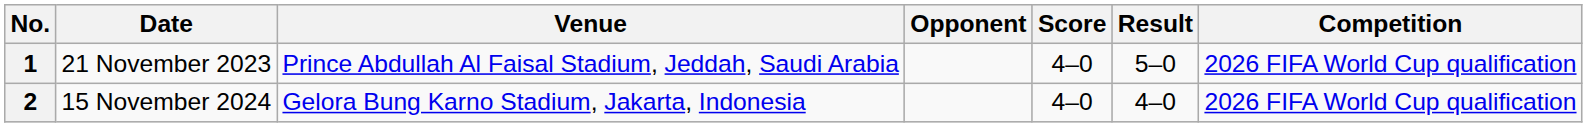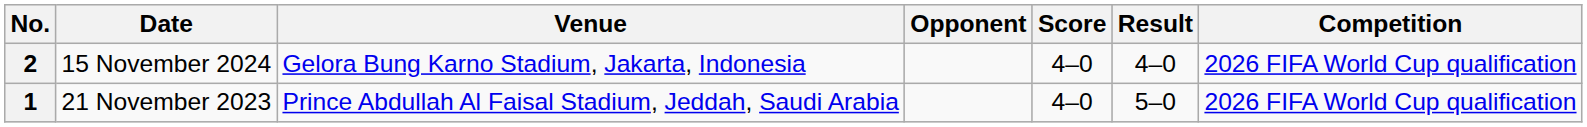rows swapped: (30, 63) <-> (30, 102)
